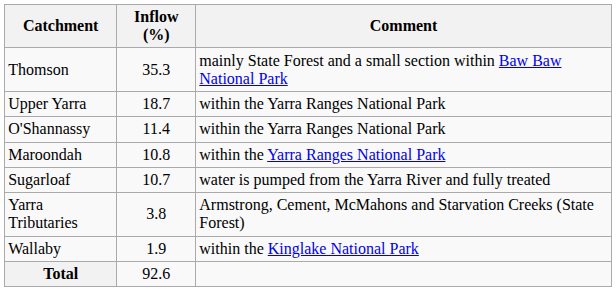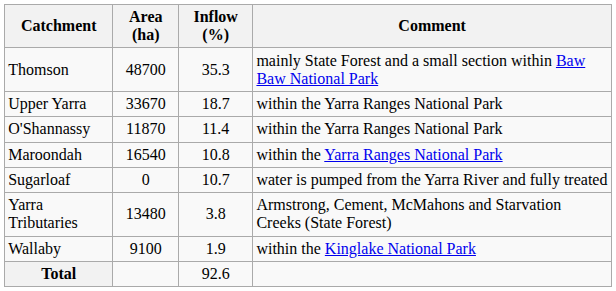+ column: (146, 26)
